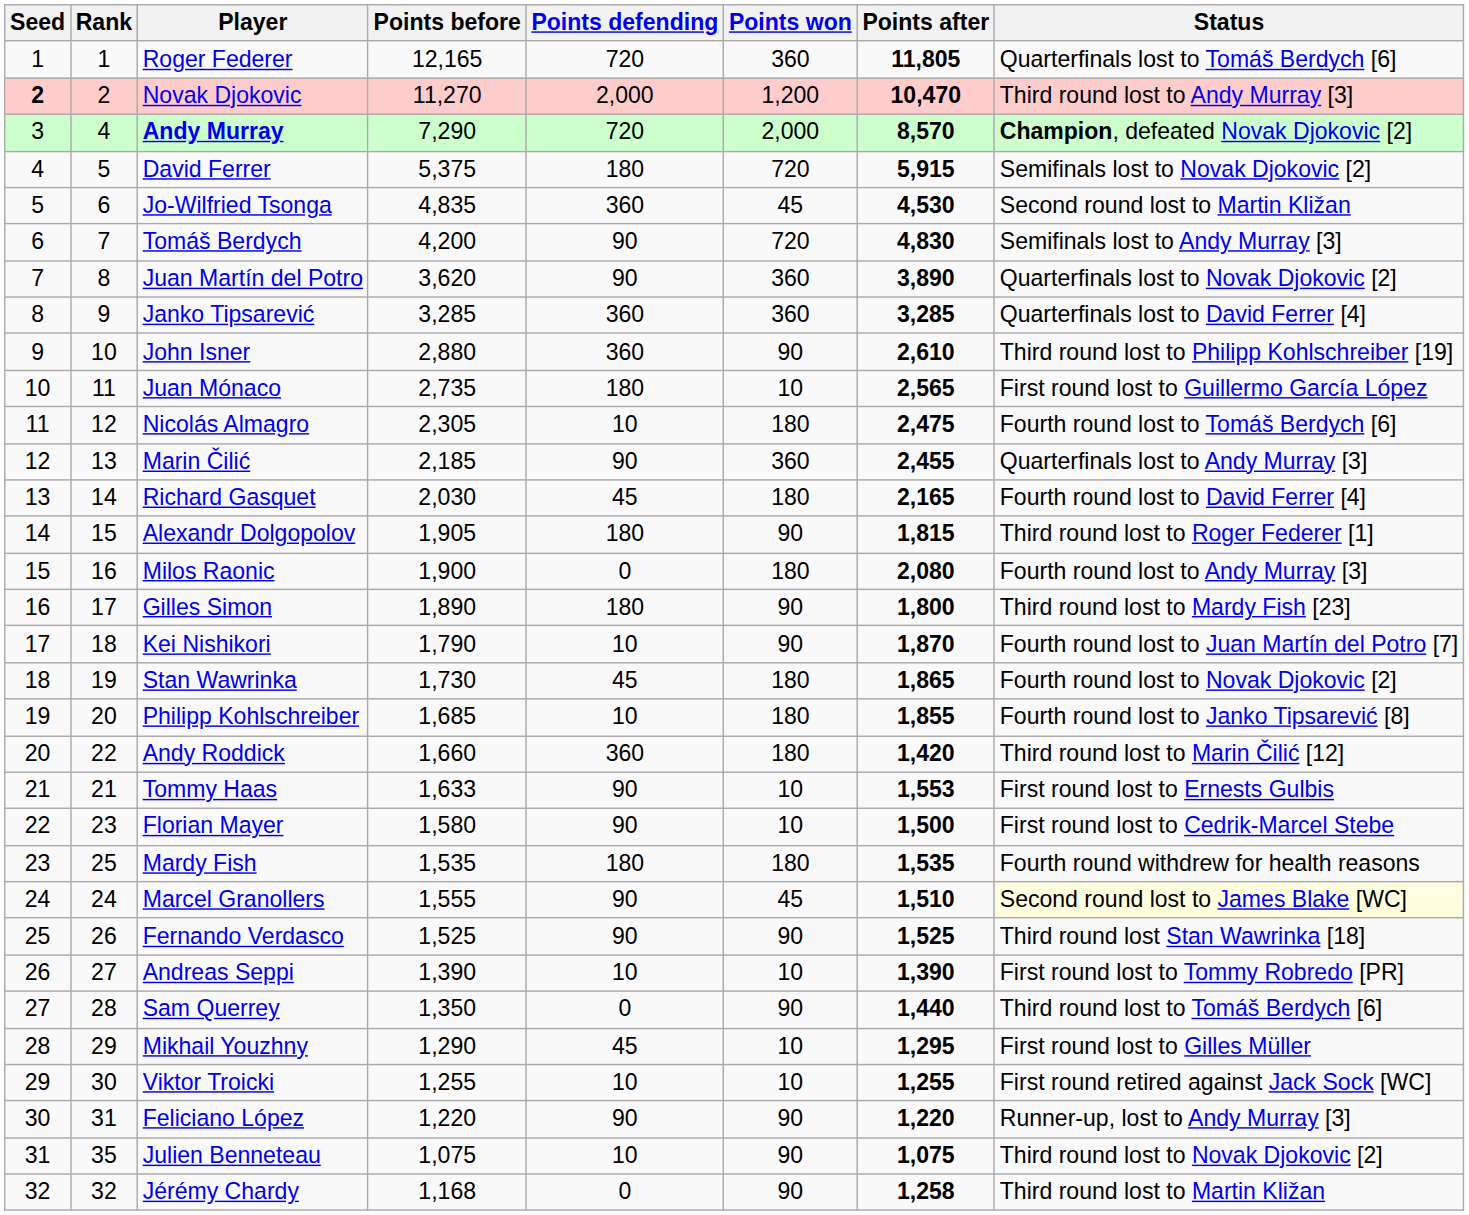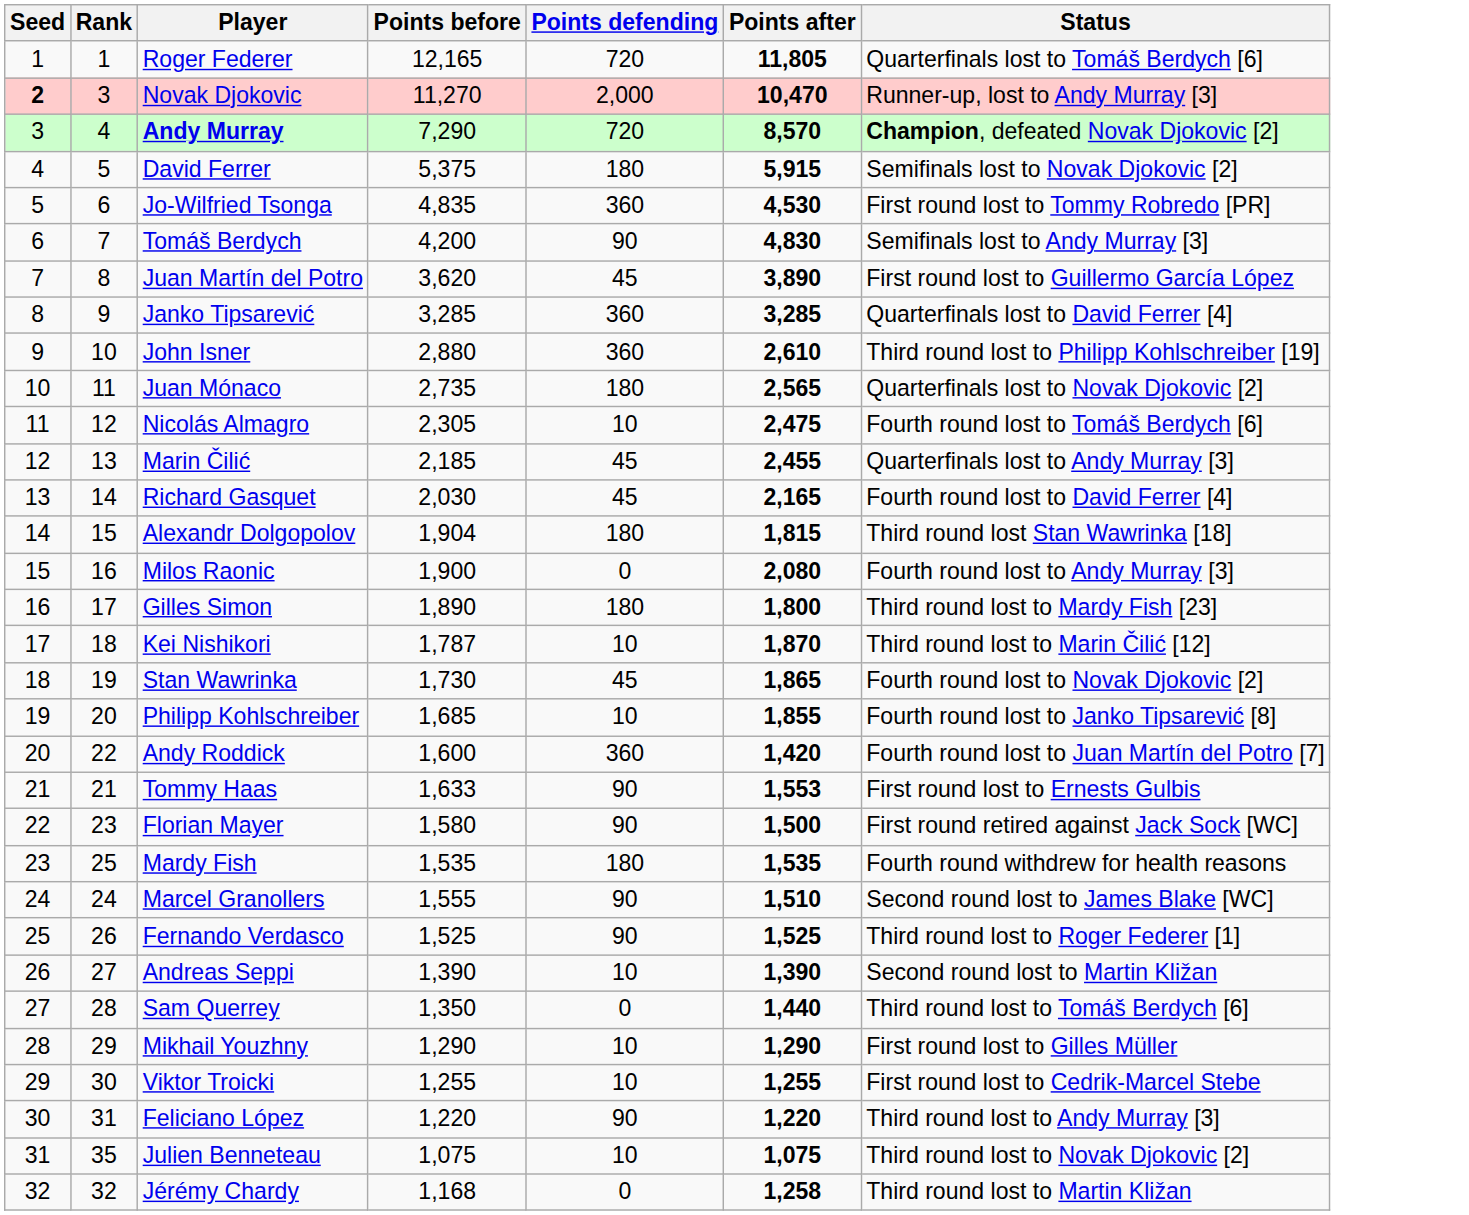- column: (790, 22)
(104, 95) 2 -> (104, 95) 3
(1177, 95) Third round lost to Andy Murray [3] -> (1042, 95) Runner-up, lost to Andy Murray [3]
(1175, 205) Second round lost to Martin Kližan -> (1068, 205) First round lost to Tommy Robredo [PR]
(625, 278) 90 -> (625, 278) 45
(1198, 278) Quarterfinals lost to Novak Djokovic [2] -> (1080, 278) First round lost to Guillermo García López
(1214, 388) First round lost to Guillermo García López -> (1065, 388) Quarterfinals lost to Novak Djokovic [2]
(625, 461) 90 -> (625, 461) 45
(447, 534) 1,905 -> (447, 534) 1,904
(1187, 534) Third round lost to Roger Federer [1] -> (1049, 534) Third round lost Stan Wawrinka [18]
(447, 643) 1,790 -> (447, 643) 1,787
(1229, 643) Fourth round lost to Juan Martín del Potro [7] -> (1039, 643) Third round lost to Marin Čilić [12]
(447, 753) 1,660 -> (447, 753) 1,600
(1172, 753) Third round lost to Marin Čilić [12] -> (1096, 753) Fourth round lost to Juan Martín del Potro [7]
(1197, 826) First round lost to Cedrik-Marcel Stebe -> (1082, 826) First round retired against Jack Sock [WC]
(1203, 899) lightyellow background -> (1070, 899) no background
(1182, 936) Third round lost Stan Wawrinka [18] -> (1053, 936) Third round lost to Roger Federer [1]
(1202, 972) First round lost to Tommy Robredo [PR] -> (1042, 972) Second round lost to Martin Kližan
(625, 1045) 45 -> (625, 1045) 10
(926, 1045) 1,295 -> (792, 1045) 1,290
(1216, 1082) First round retired against Jack Sock [WC] -> (1063, 1082) First round lost to Cedrik-Marcel Stebe
(1175, 1118) Runner-up, lost to Andy Murray [3] -> (1043, 1118) Third round lost to Andy Murray [3]
